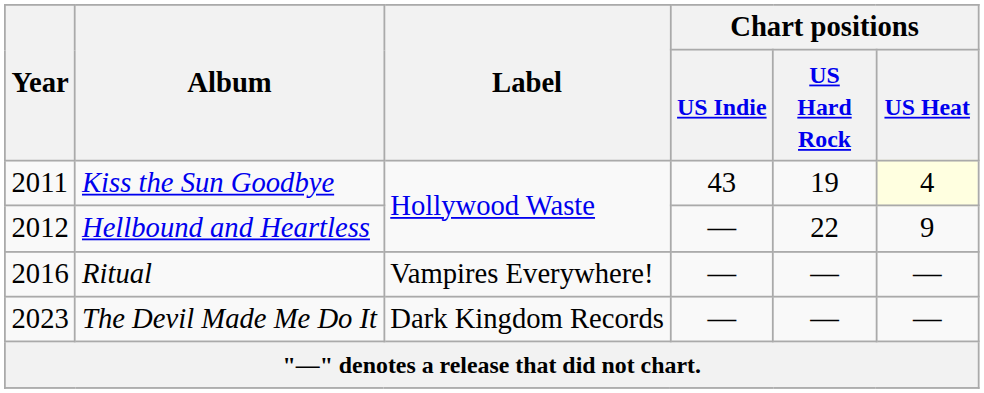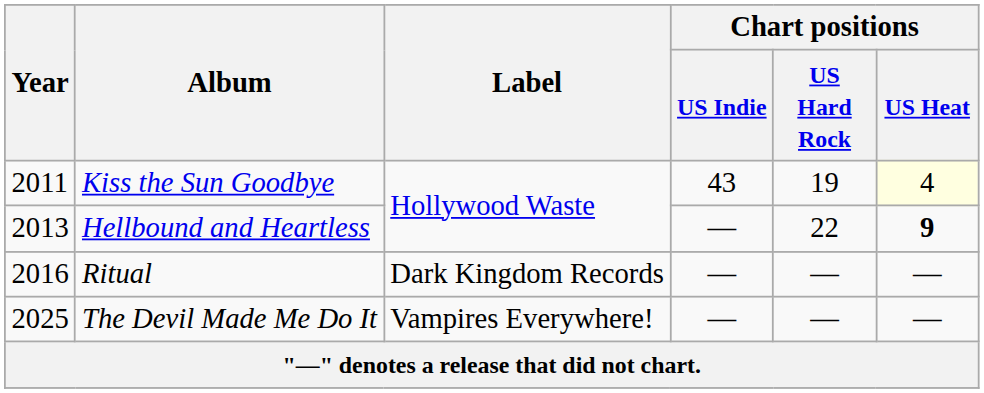(40, 227) 2012 -> (40, 227) 2013
(927, 227) normal -> (927, 227) bold
(522, 273) Vampires Everywhere! -> (527, 273) Dark Kingdom Records
(40, 318) 2023 -> (40, 318) 2025
(527, 318) Dark Kingdom Records -> (522, 318) Vampires Everywhere!
